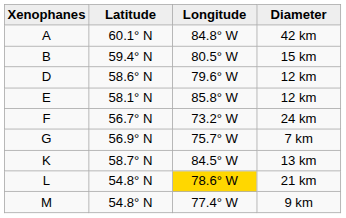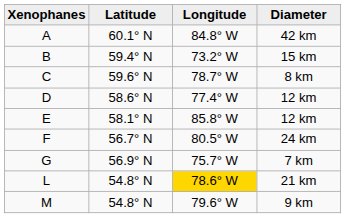(215, 56) 80.5° W -> (215, 56) 73.2° W
+ row: (46, 77)
(215, 77) 79.6° W -> (215, 98) 77.4° W
(215, 118) 73.2° W -> (215, 139) 80.5° W
- row: (46, 160)
(215, 202) 77.4° W -> (215, 202) 79.6° W
